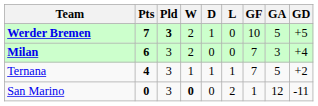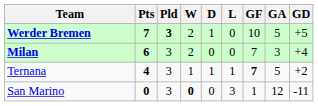(254, 71) normal -> (254, 71) bold
(232, 91) 2 -> (232, 91) 3
